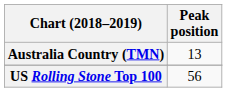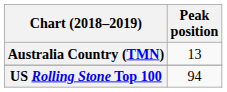(194, 76) 56 -> (194, 76) 94
